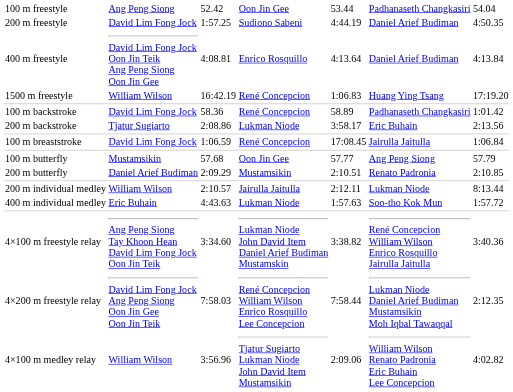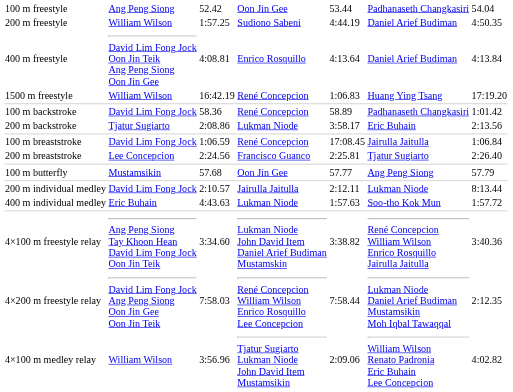(153, 22) David Lim Fong Jock -> (140, 22) William Wilson
+ row: (43, 156)
- row: (36, 172)
(140, 188) William Wilson -> (153, 188) David Lim Fong Jock
